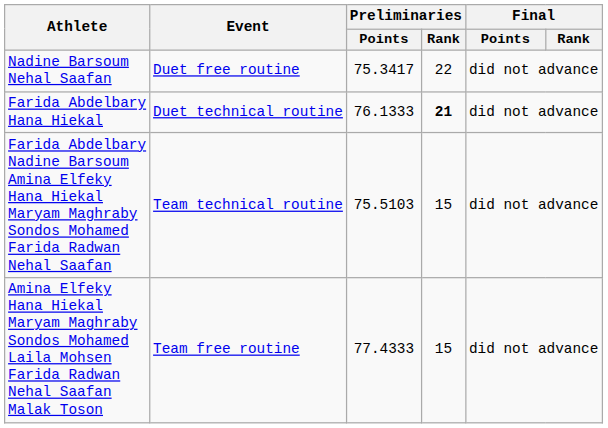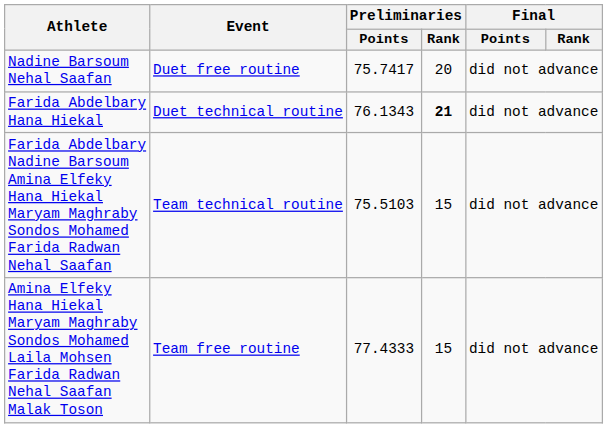(384, 71) 75.3417 -> (384, 71) 75.7417
(443, 71) 22 -> (443, 71) 20
(384, 112) 76.1333 -> (384, 112) 76.1343
